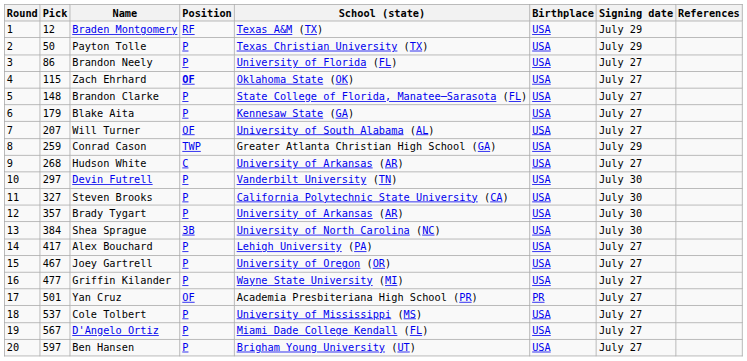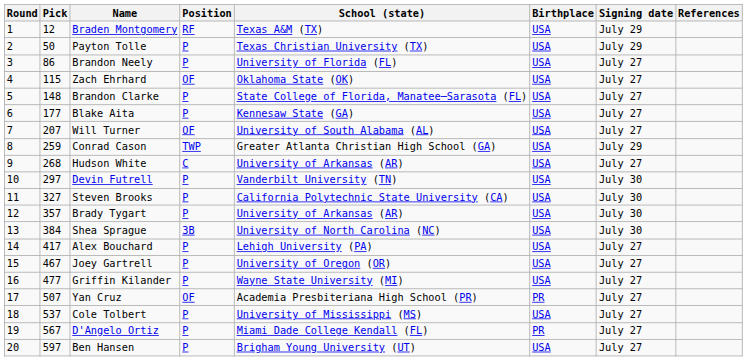(188, 80) bold -> (188, 80) normal
(52, 113) 179 -> (52, 113) 177
(52, 297) 501 -> (52, 297) 507
(541, 331) USA -> (538, 331) PR
